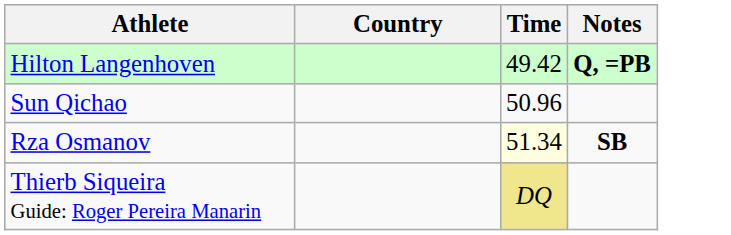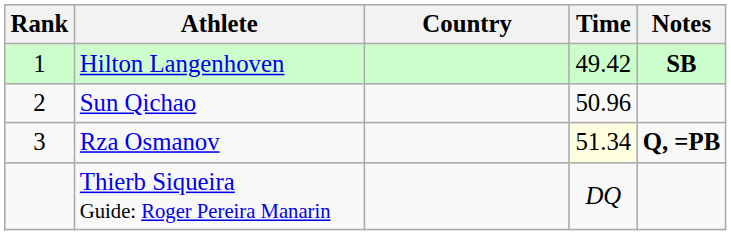+ column: (39, 24)
(612, 63) Q, =PB -> (681, 63) SB
(612, 142) SB -> (681, 142) Q, =PB
(534, 195) khaki background -> (603, 195) no background
